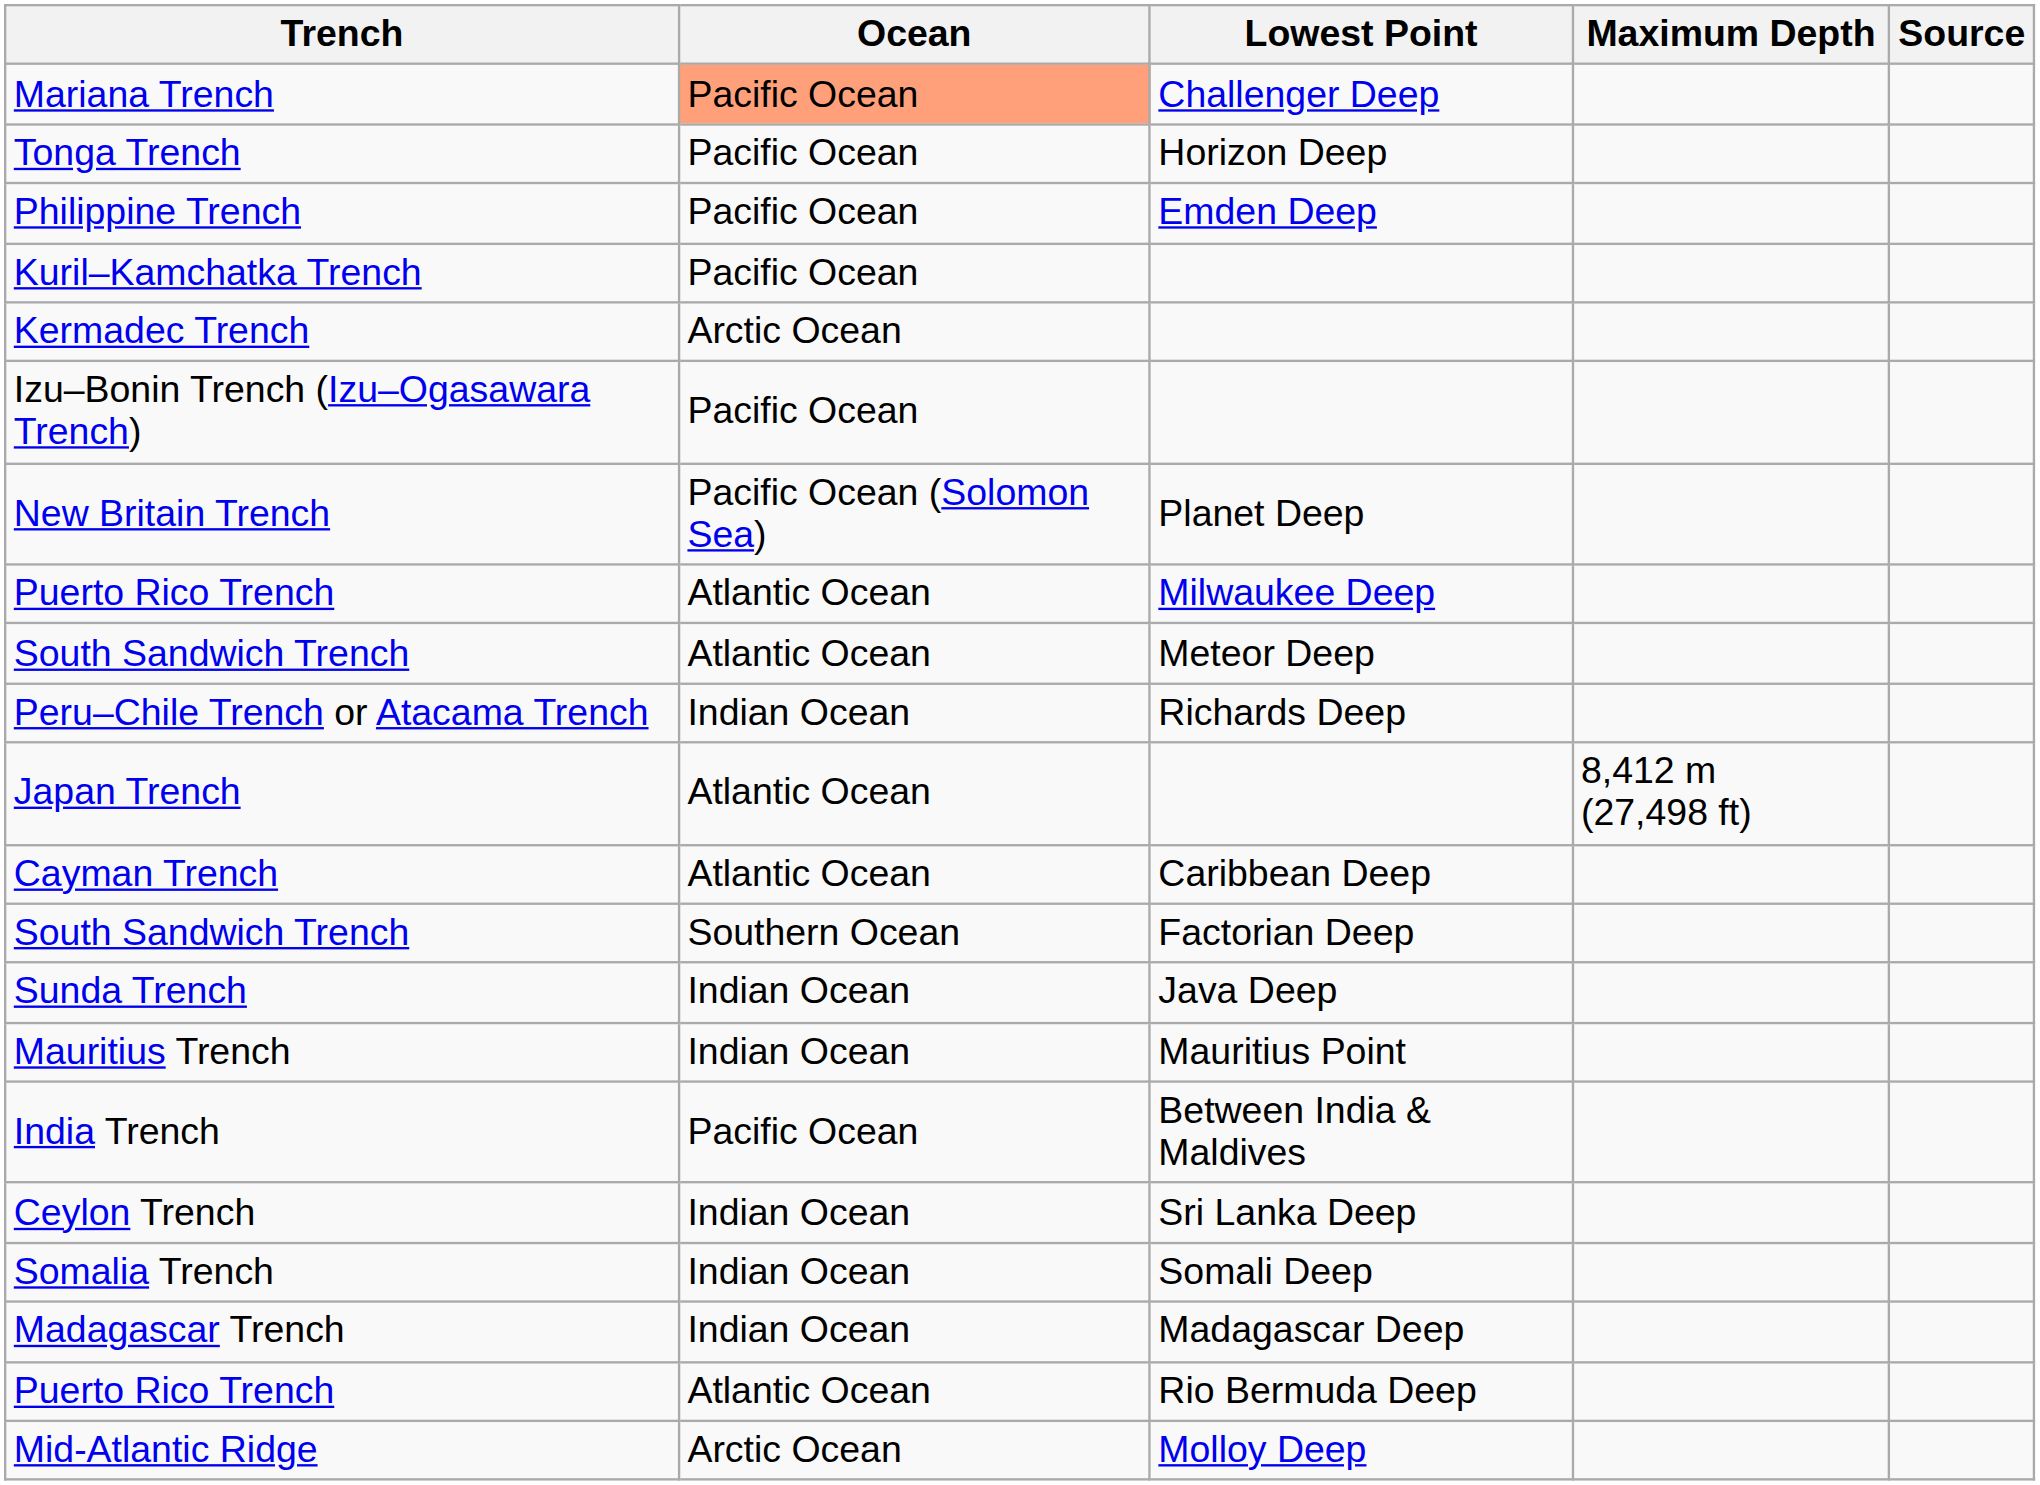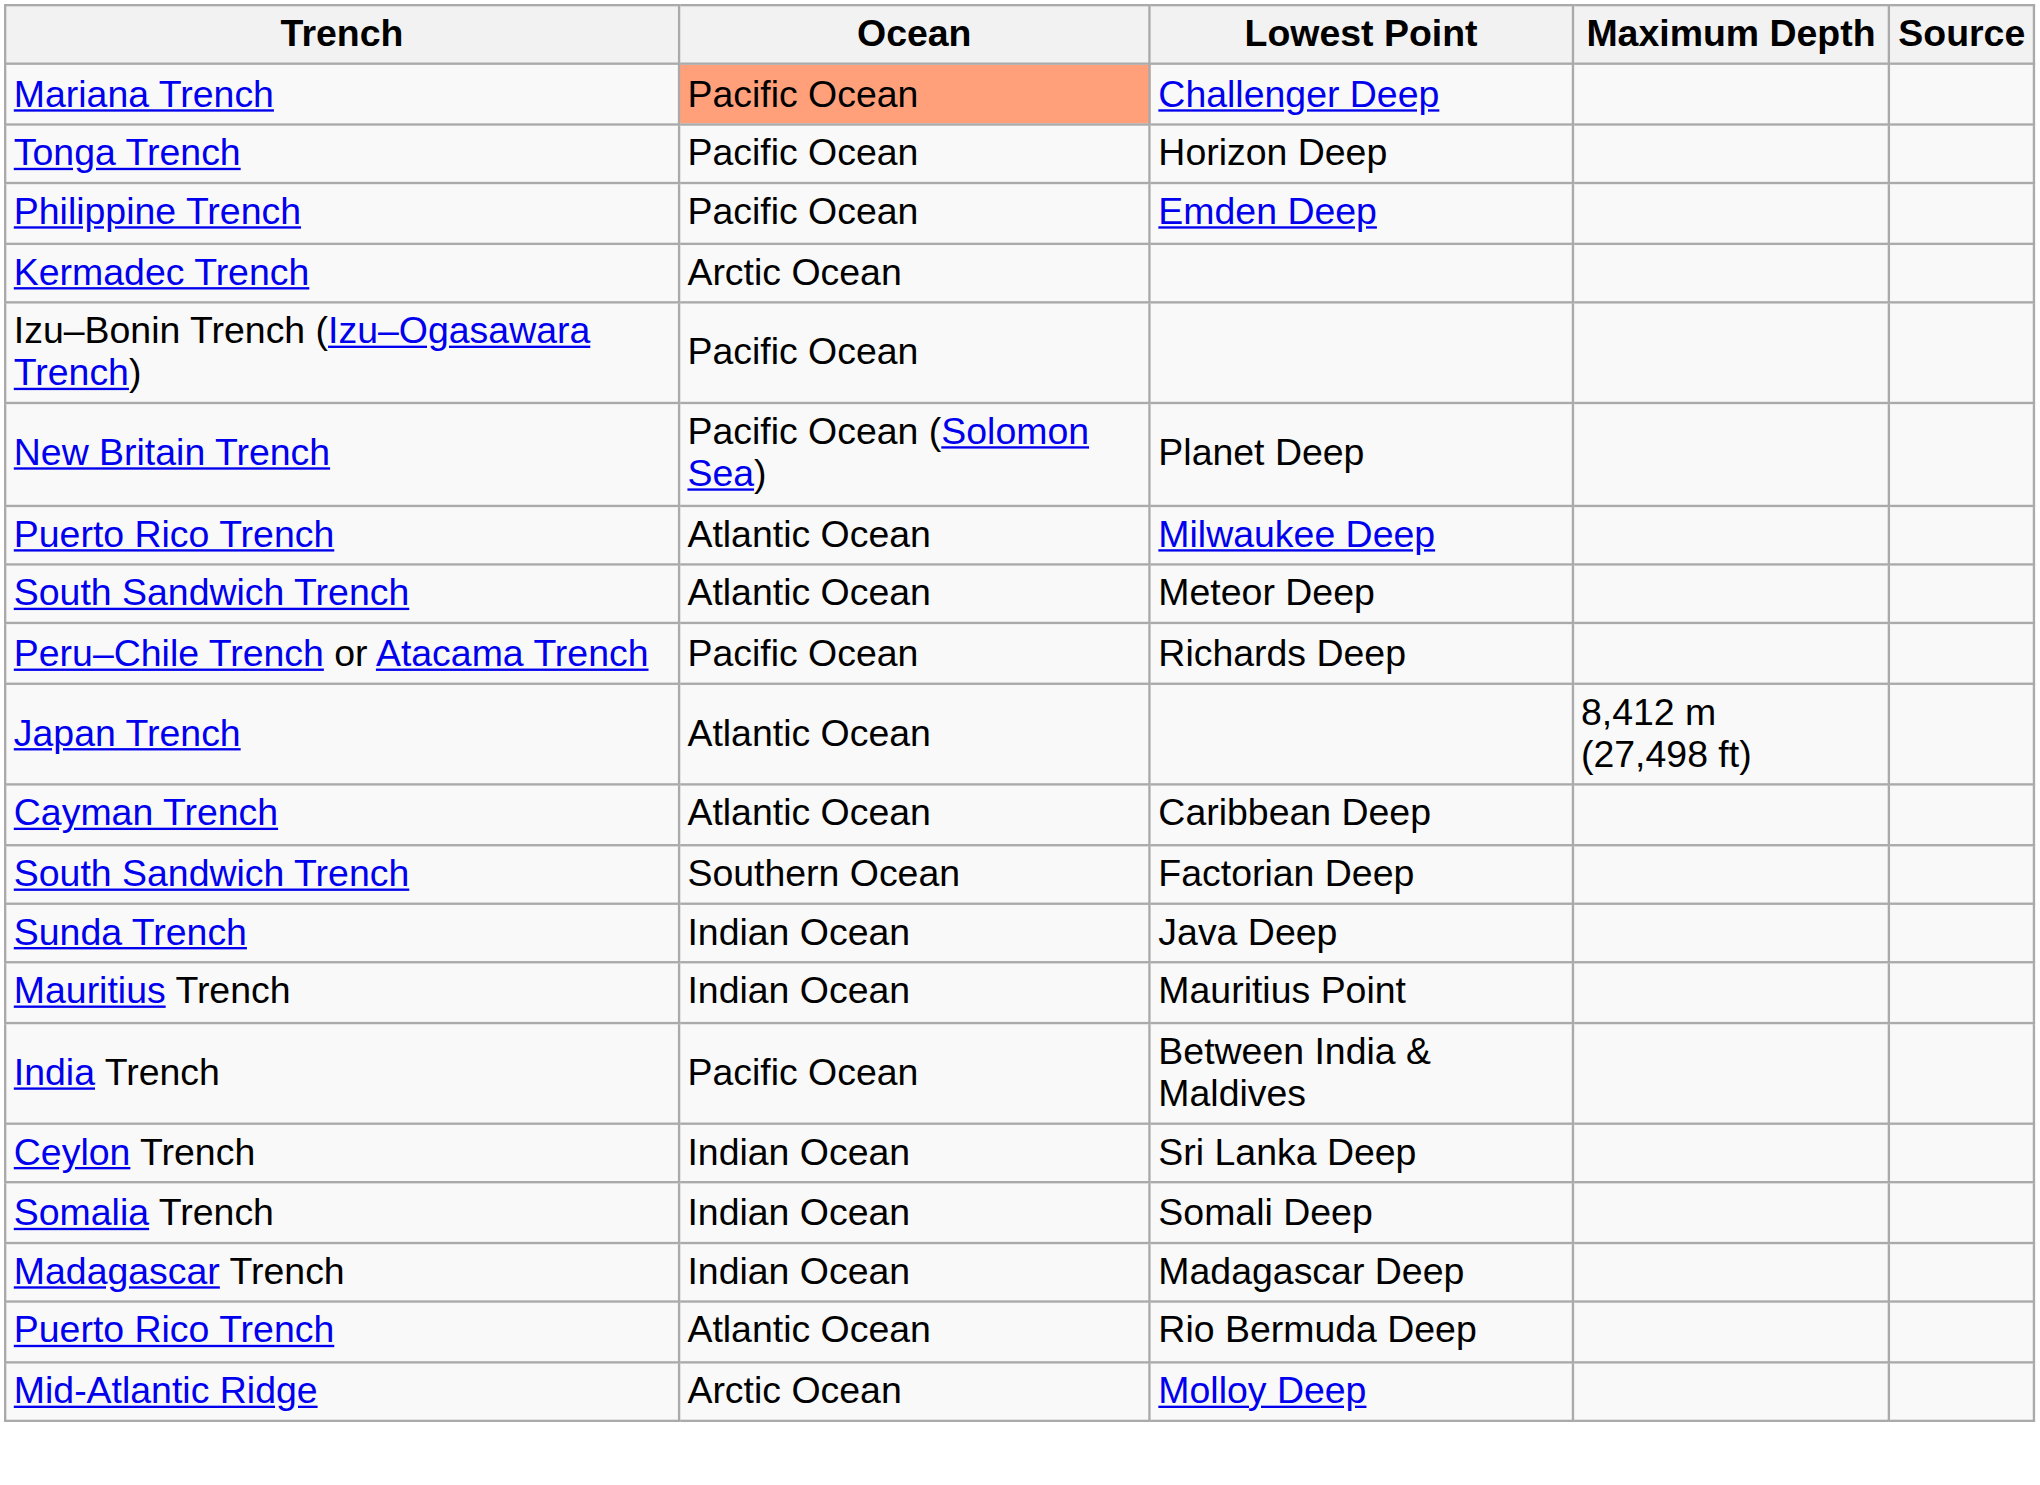- row: (218, 271)
(799, 712) Indian Ocean -> (803, 652) Pacific Ocean
